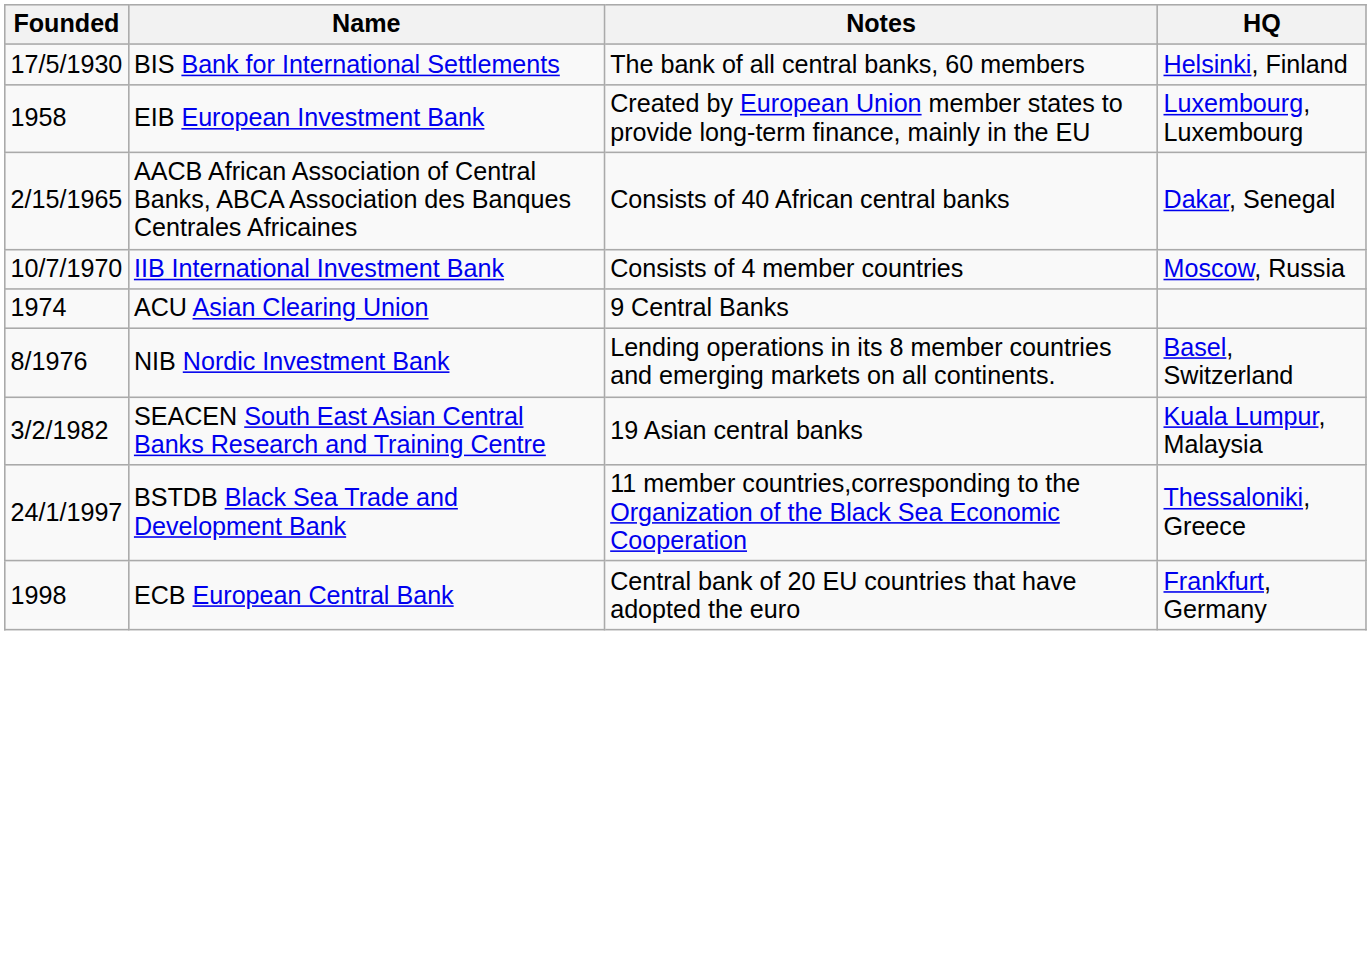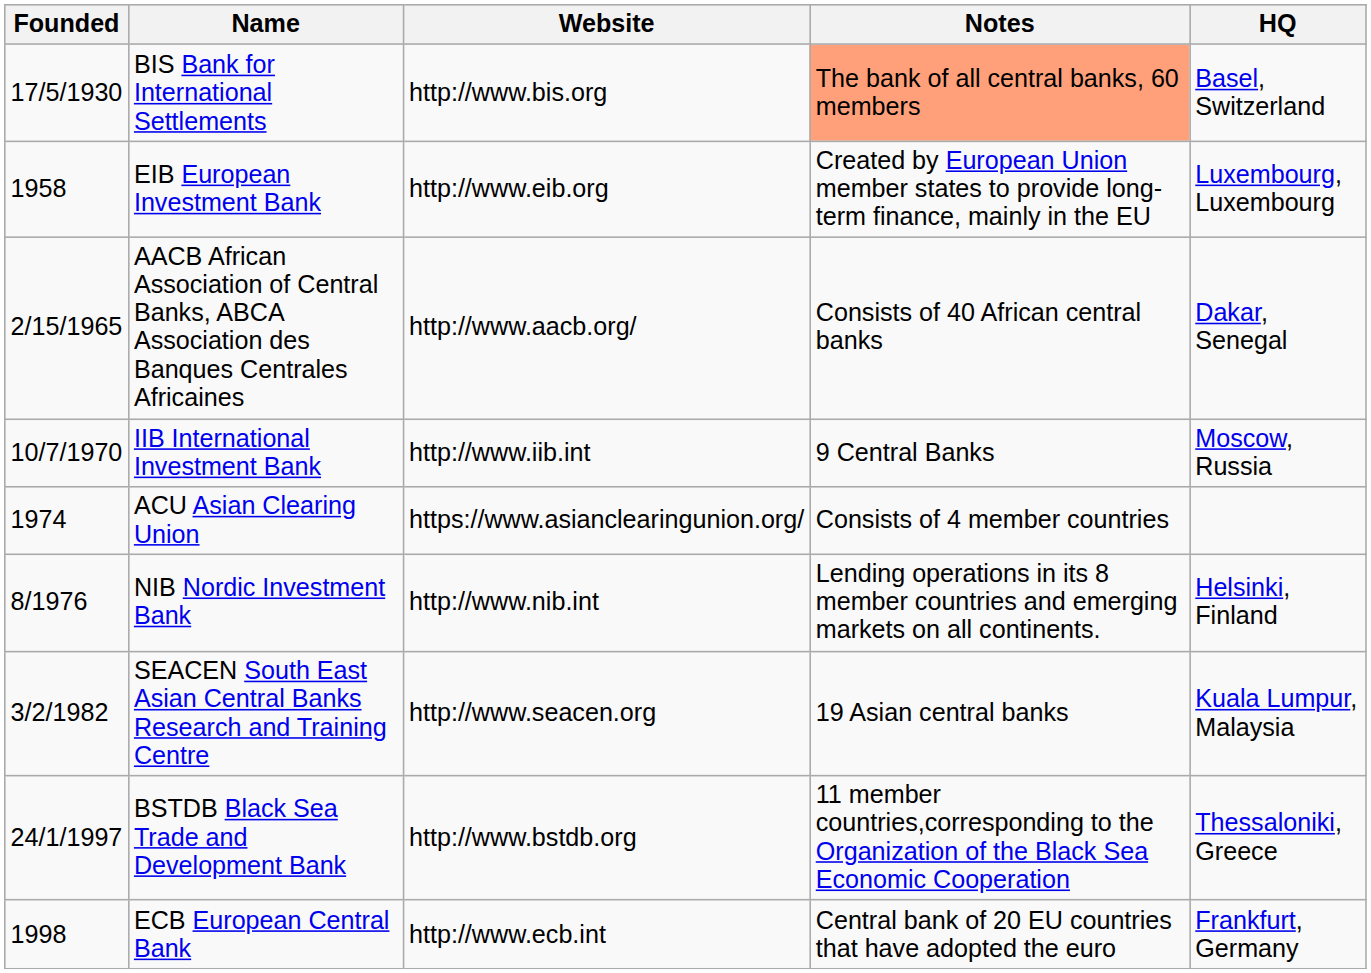+ column: (607, 24)
(848, 64) no background -> (997, 92) lightsalmon background
(1256, 64) Helsinki, Finland -> (1260, 92) Basel, Switzerland
(787, 268) Consists of 4 member countries -> (905, 452) 9 Central Banks
(700, 308) 9 Central Banks -> (992, 520) Consists of 4 member countries
(1228, 362) Basel, Switzerland -> (1243, 602) Helsinki, Finland
